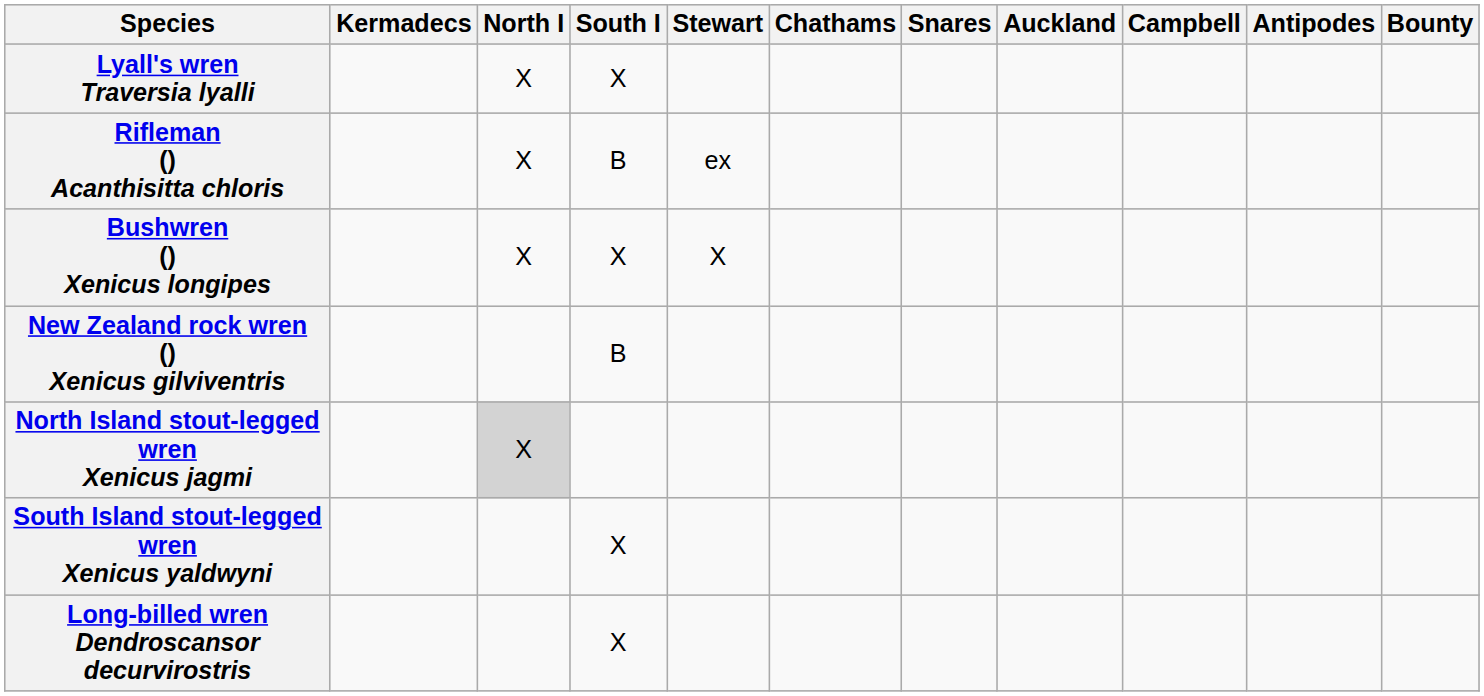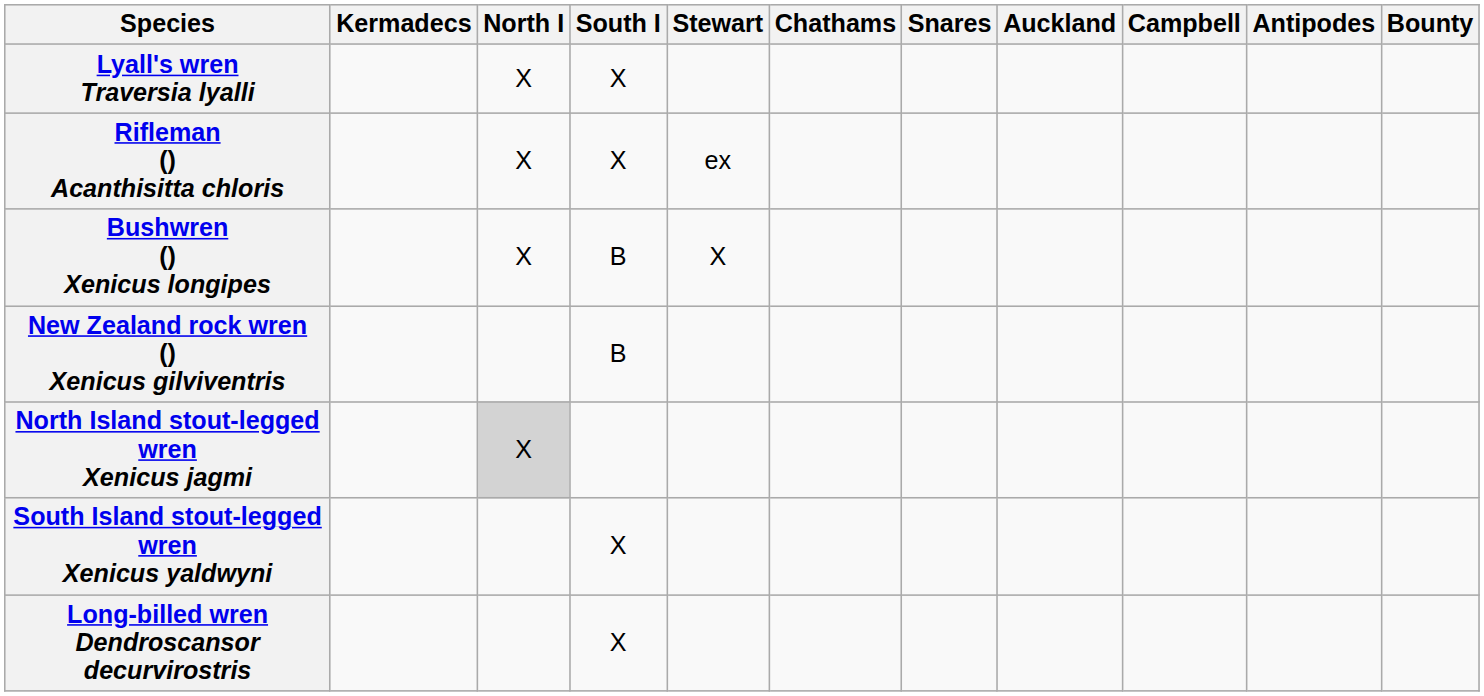(618, 160) B -> (618, 160) X
(618, 256) X -> (618, 256) B
